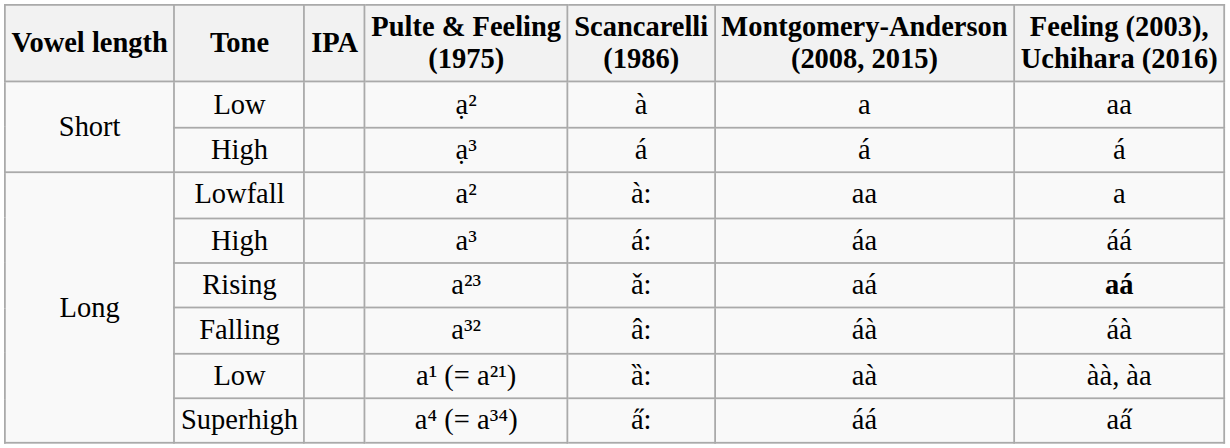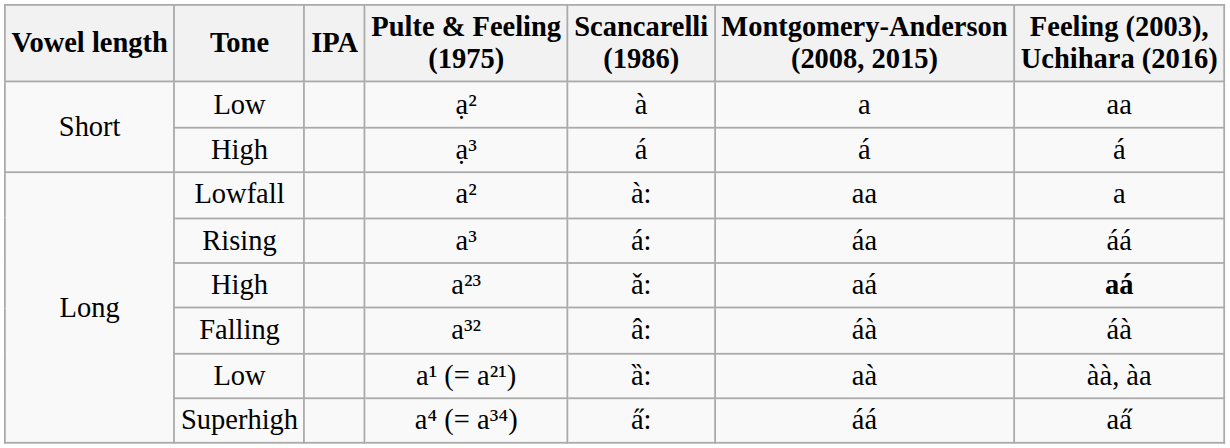(240, 239) High -> (240, 239) Rising
(240, 284) Rising -> (240, 284) High
